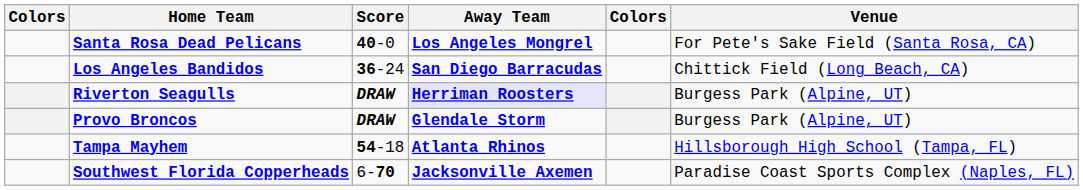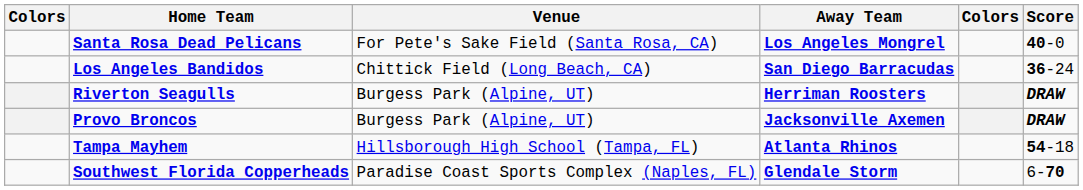columns swapped: (380, 18) <-> (874, 18)
(493, 95) lavender background -> (845, 95) no background
(478, 121) Glendale Storm -> (854, 121) Jacksonville Axemen
(502, 173) Jacksonville Axemen -> (831, 173) Glendale Storm
